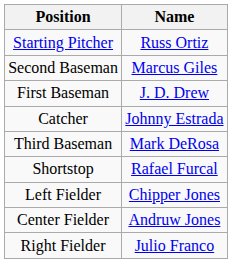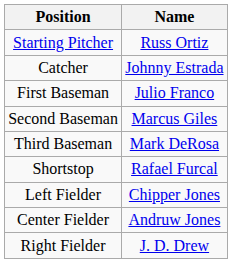rows swapped: (63, 118) <-> (63, 67)
(174, 93) J. D. Drew -> (174, 93) Julio Franco
(174, 245) Julio Franco -> (174, 245) J. D. Drew
